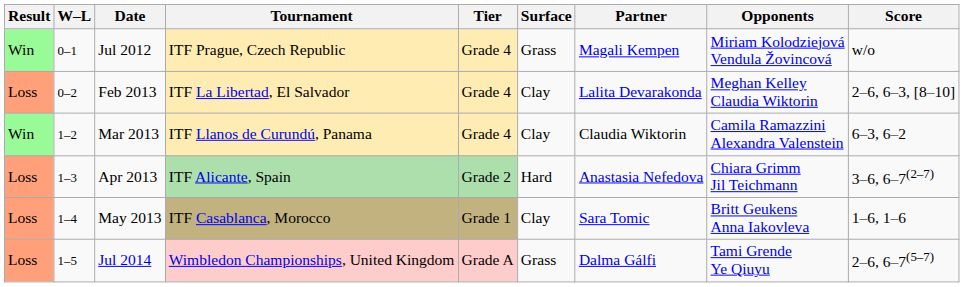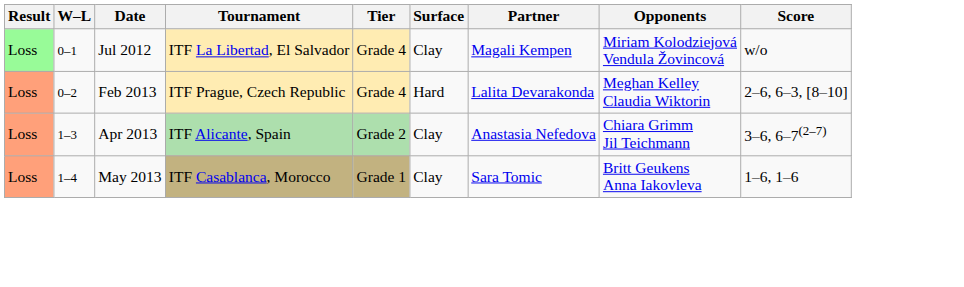(21, 50) Win -> (23, 50) Loss
(257, 50) ITF Prague, Czech Republic -> (259, 50) ITF La Libertad, El Salvador
(539, 50) Grass -> (428, 50) Clay
(259, 92) ITF La Libertad, El Salvador -> (257, 92) ITF Prague, Czech Republic
(536, 92) Clay -> (429, 92) Hard
- row: (129, 134)
(536, 176) Hard -> (428, 134) Clay
- row: (125, 260)
